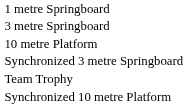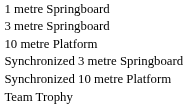rows swapped: (88, 96) <-> (39, 79)
